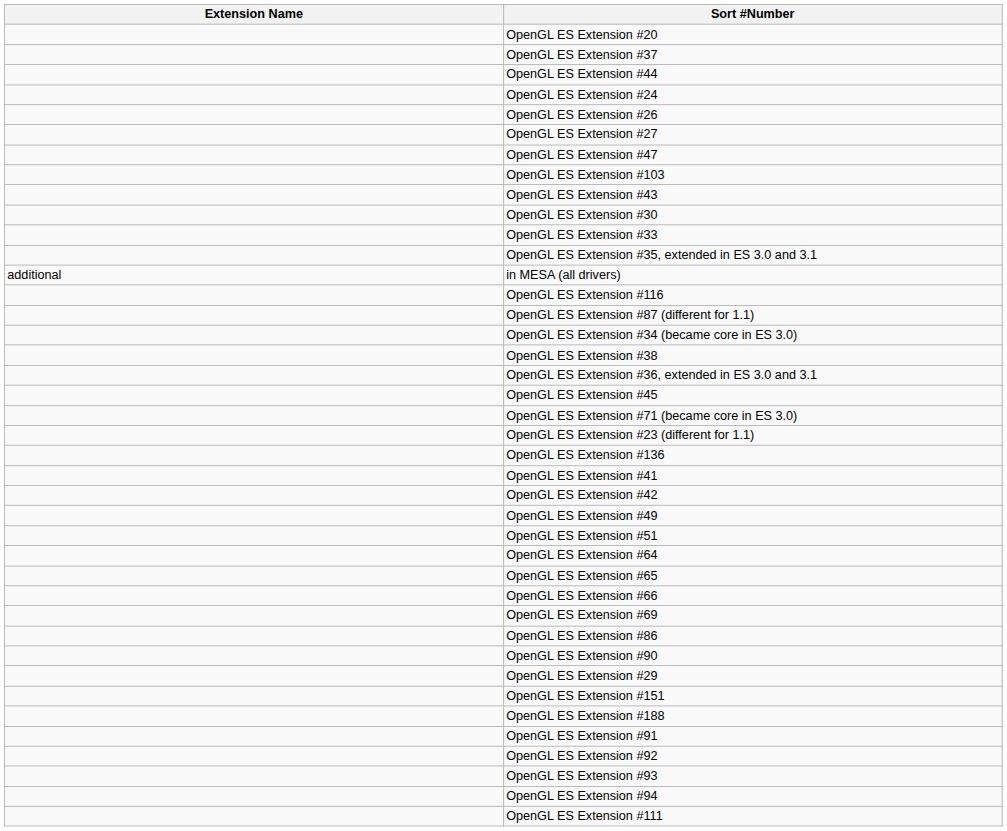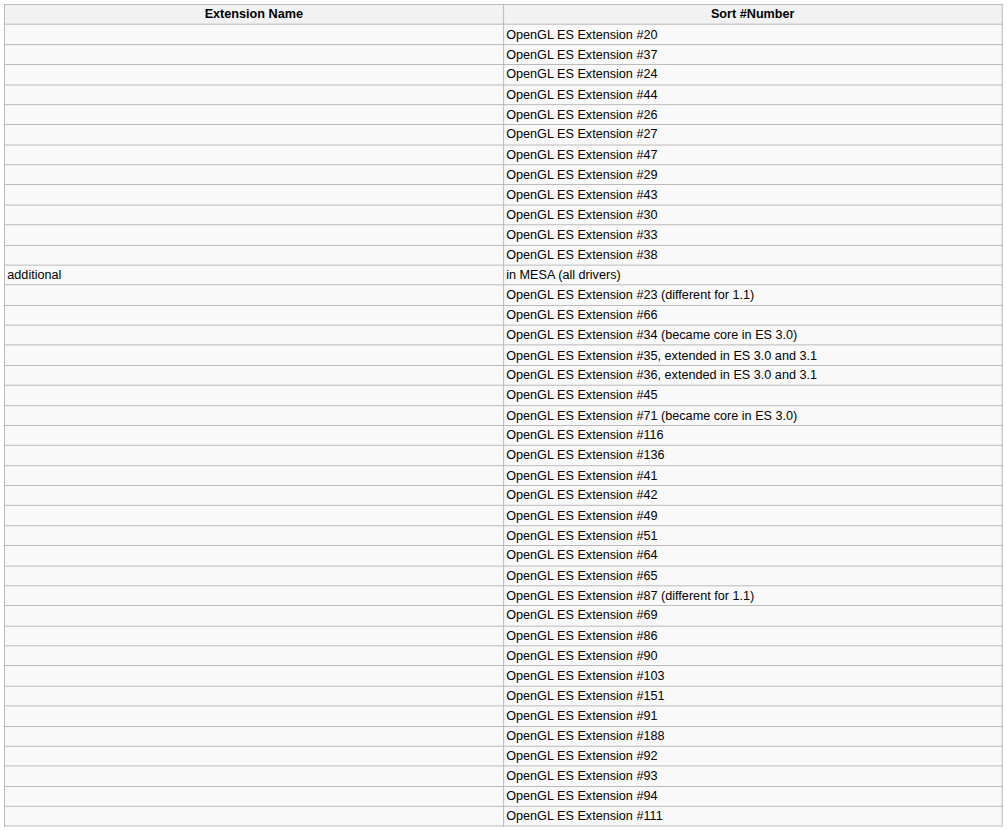rows swapped: (582, 94) <-> (582, 74)
rows swapped: (582, 676) <-> (585, 174)
rows swapped: (582, 355) <-> (662, 255)
rows swapped: (630, 435) <-> (585, 295)
rows swapped: (630, 315) <-> (582, 595)
rows swapped: (585, 716) <-> (582, 736)
